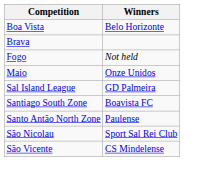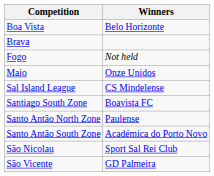(130, 88) GD Palmeira -> (135, 88) CS Mindelense
+ row: (54, 133)
(135, 149) CS Mindelense -> (130, 164) GD Palmeira
